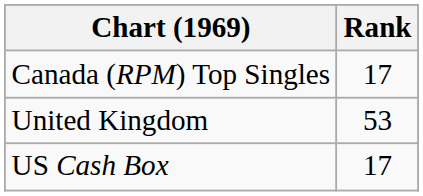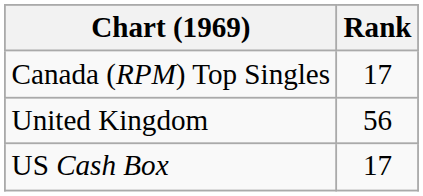(378, 119) 53 -> (378, 119) 56
